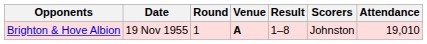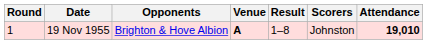columns swapped: (211, 13) <-> (64, 13)
(403, 30) normal -> (403, 30) bold
